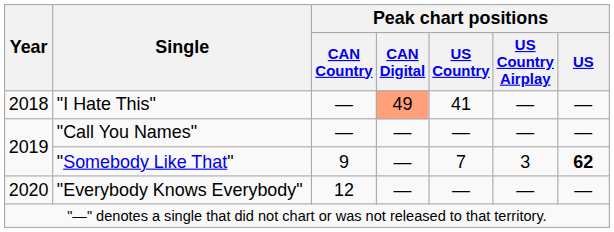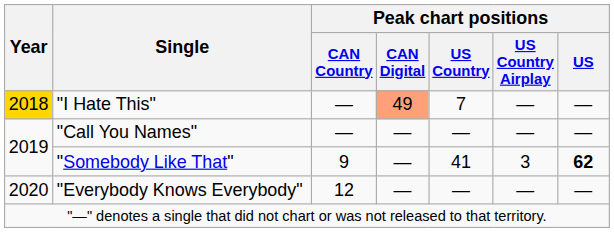(29, 104) no background -> (29, 104) gold background
(461, 104) 41 -> (461, 104) 7
(461, 161) 7 -> (461, 161) 41
